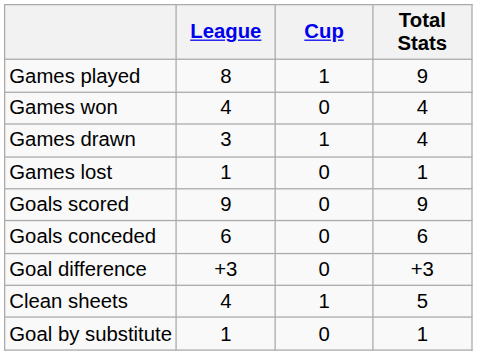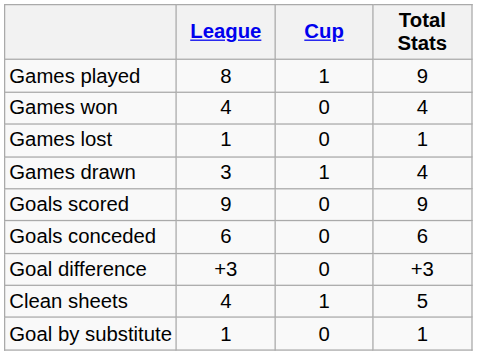rows swapped: (73, 140) <-> (61, 172)
